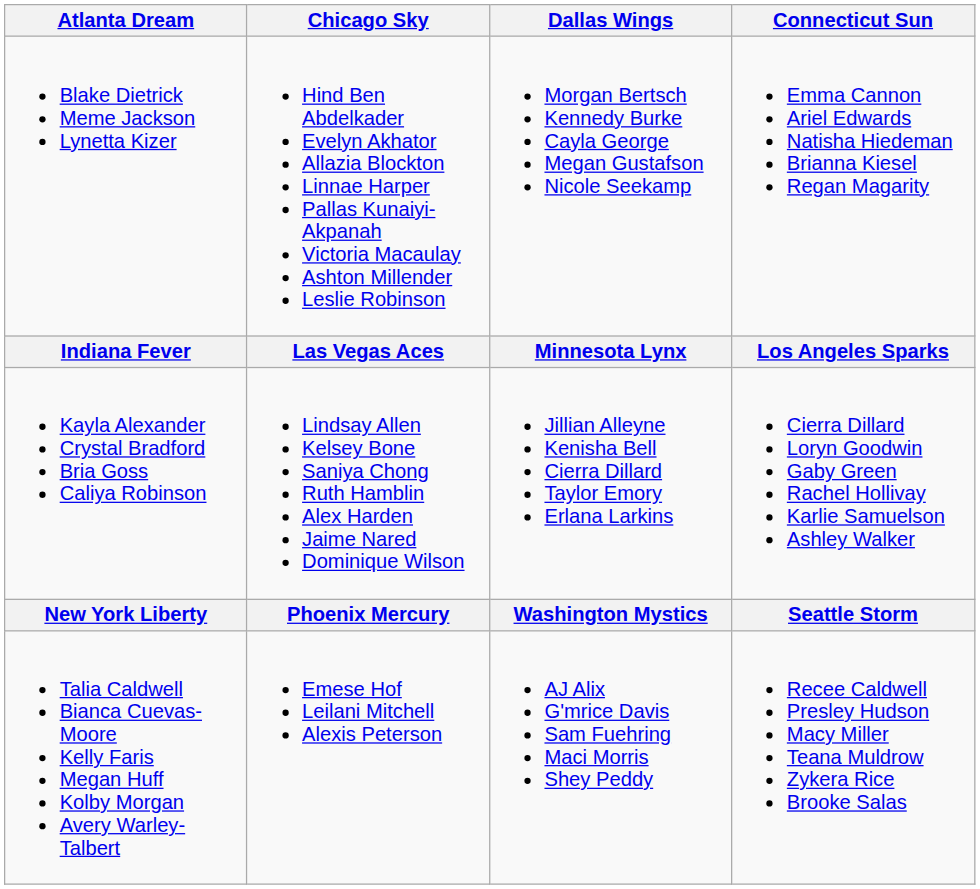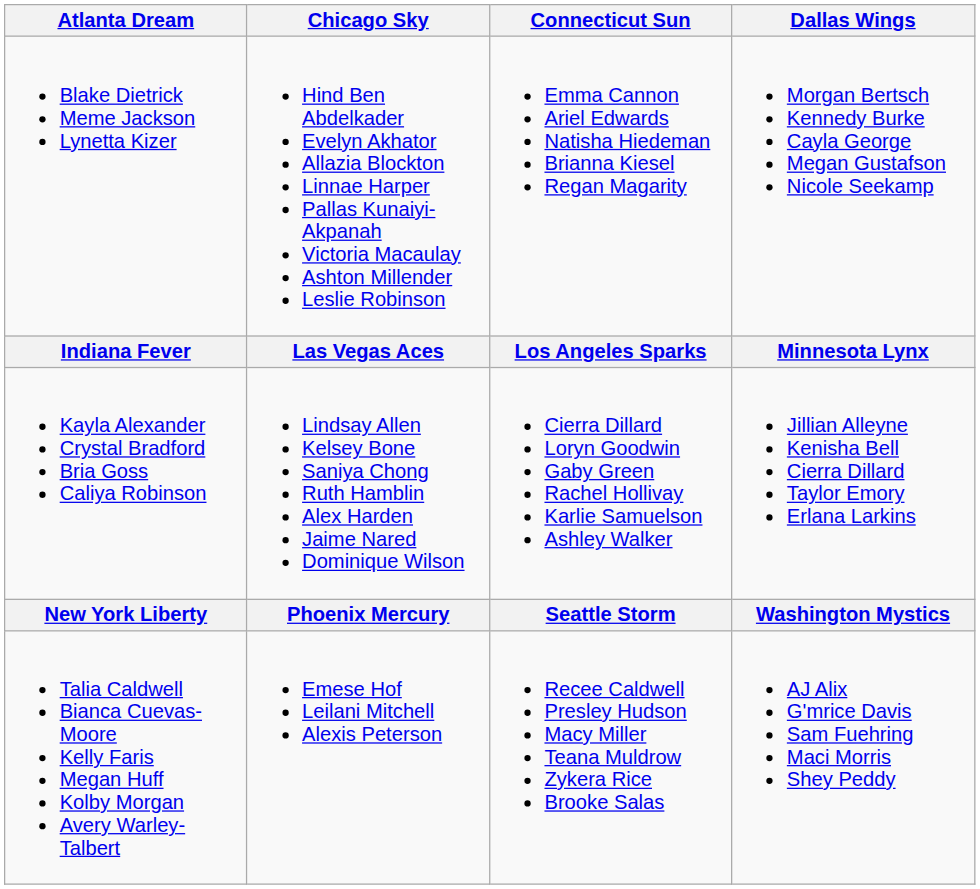columns swapped: (853, 20) <-> (611, 20)
